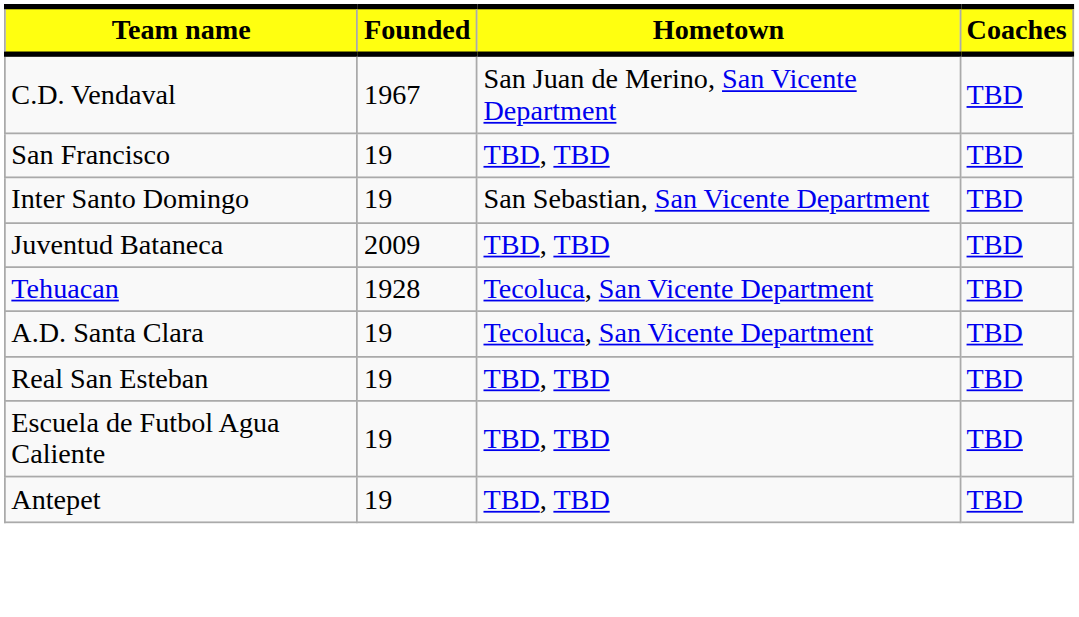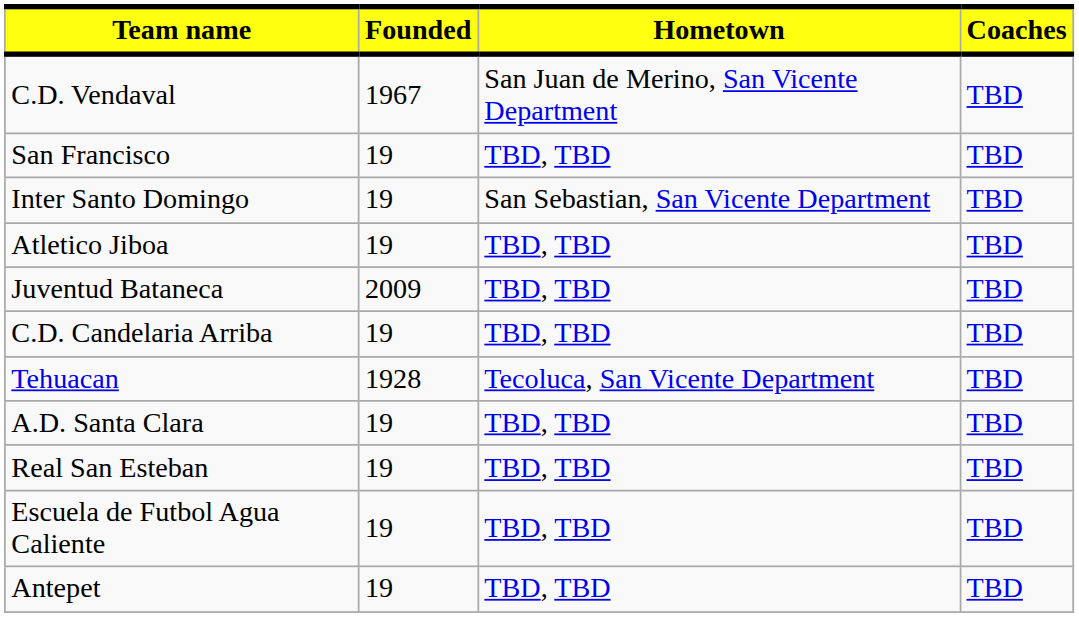+ row: (90, 244)
+ row: (142, 333)
(678, 333) Tecoluca, San Vicente Department -> (547, 422) TBD, TBD
